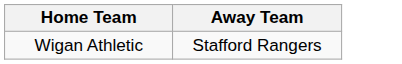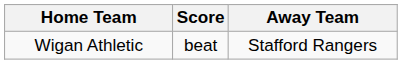+ column: (201, 18)
